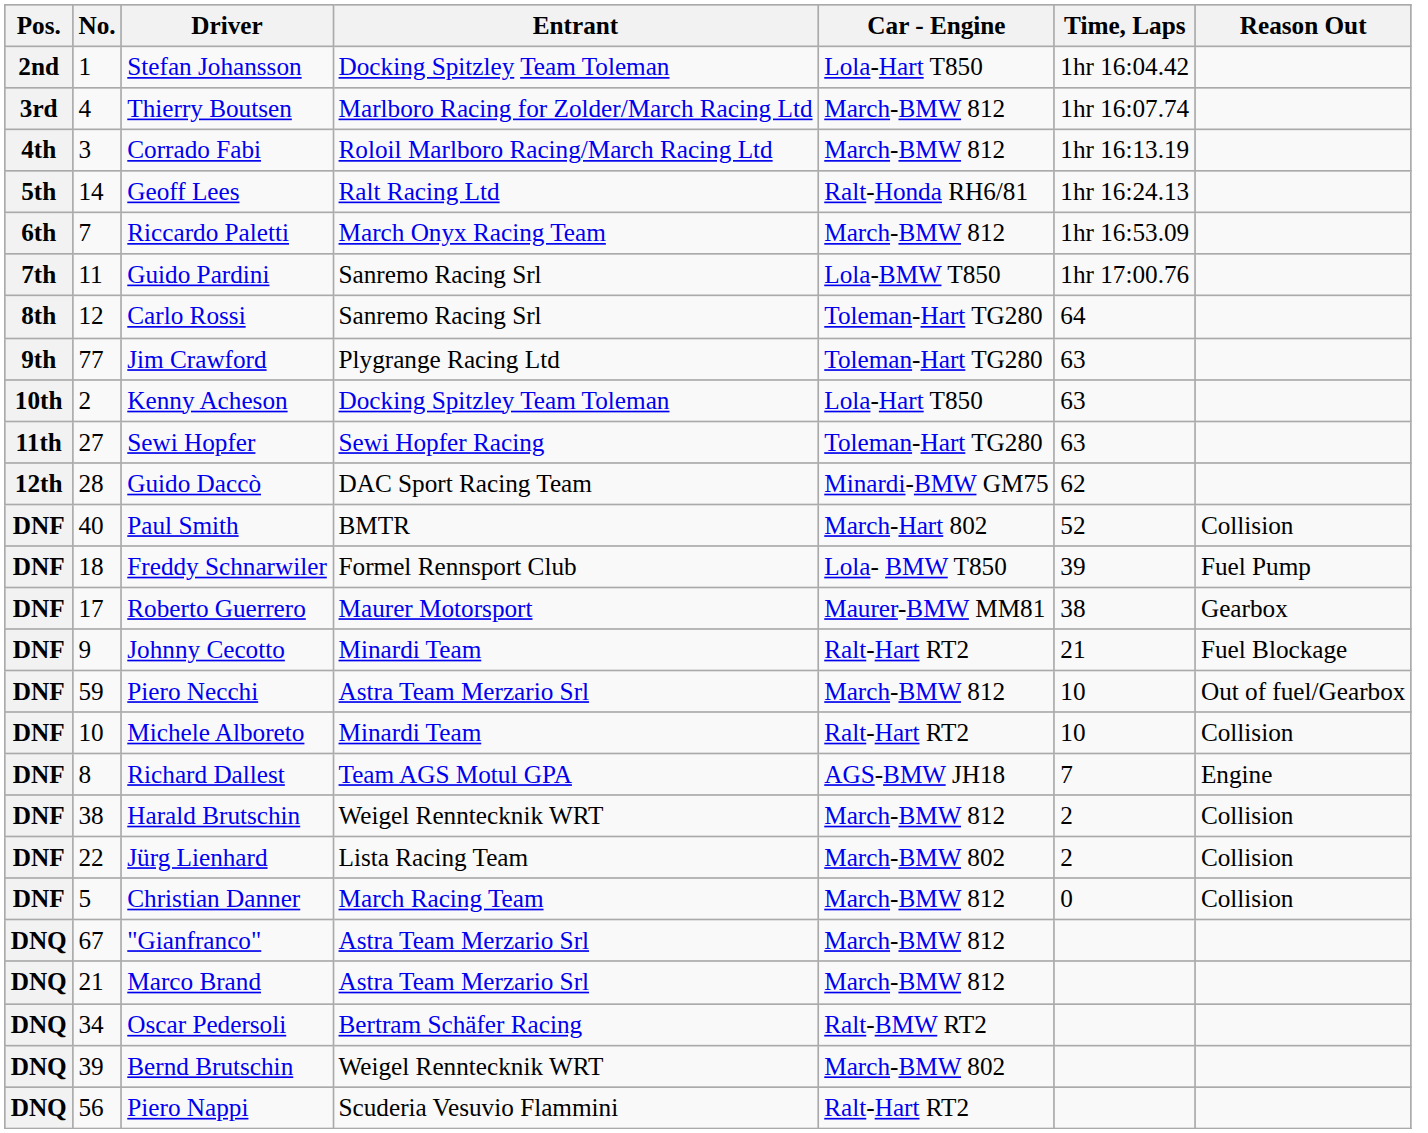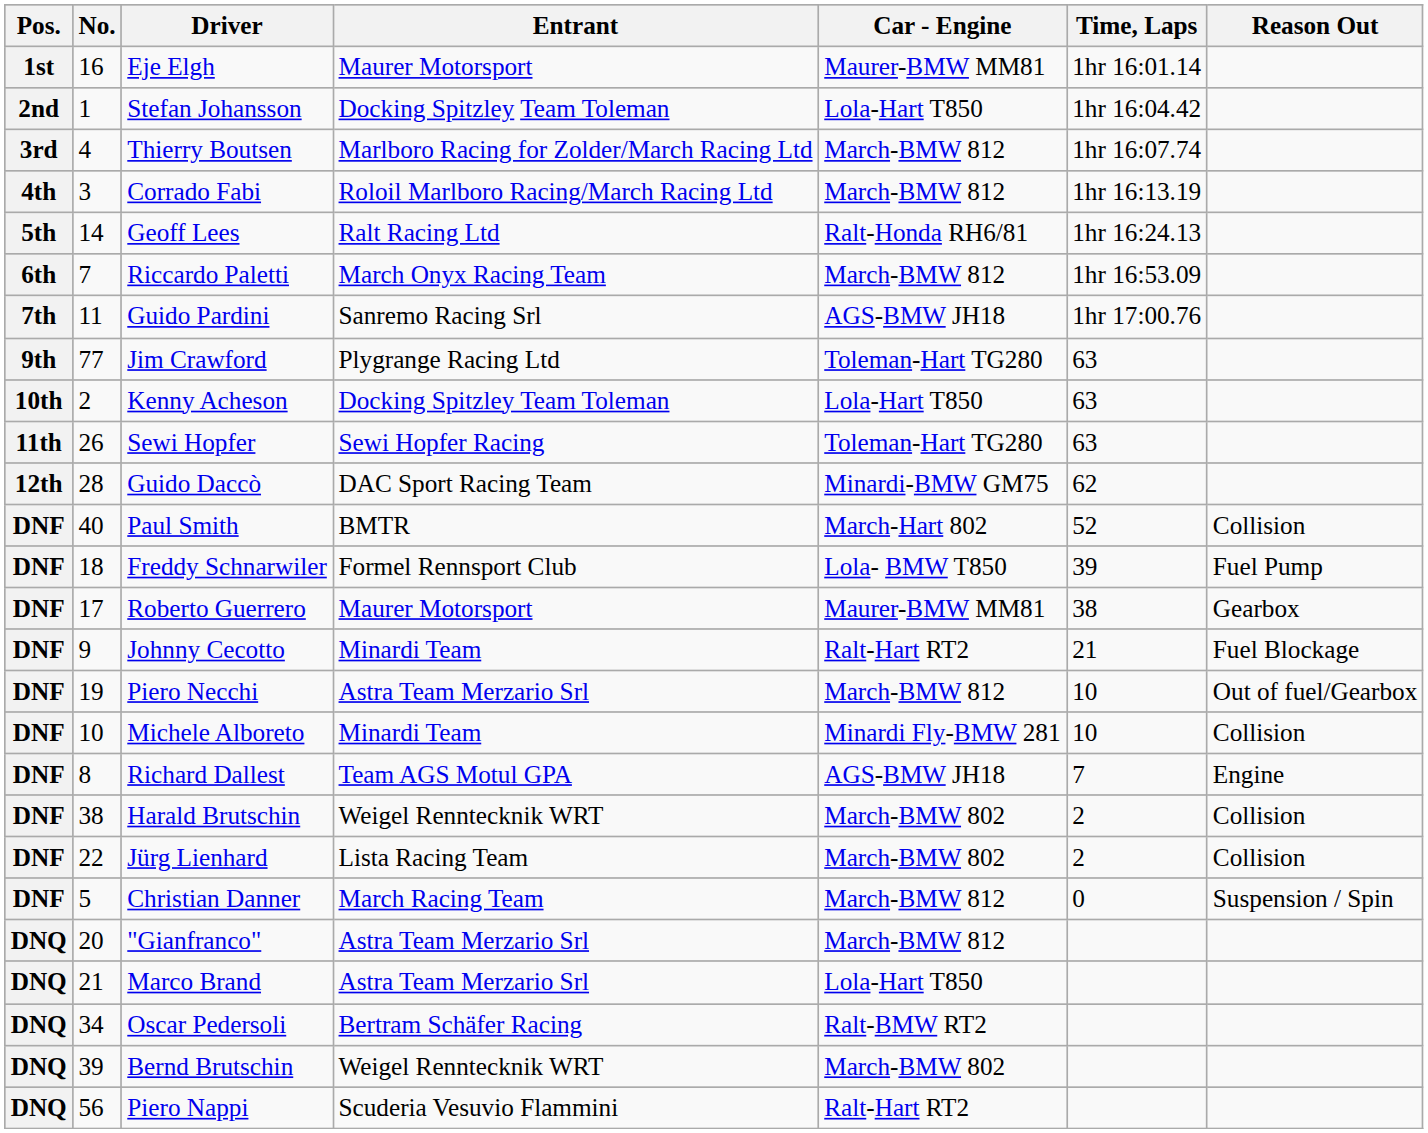+ row: (171, 67)
(912, 275) Lola-BMW T850 -> (915, 316) AGS-BMW JH18
- row: (186, 316)
(91, 441) 27 -> (91, 441) 26
(91, 691) 59 -> (91, 691) 19
(897, 732) Ralt-Hart RT2 -> (942, 732) Minardi Fly-BMW 281
(915, 815) March-BMW 812 -> (915, 815) March-BMW 802
(1247, 899) Collision -> (1303, 899) Suspension / Spin
(91, 940) 67 -> (91, 940) 20
(915, 982) March-BMW 812 -> (904, 982) Lola-Hart T850
